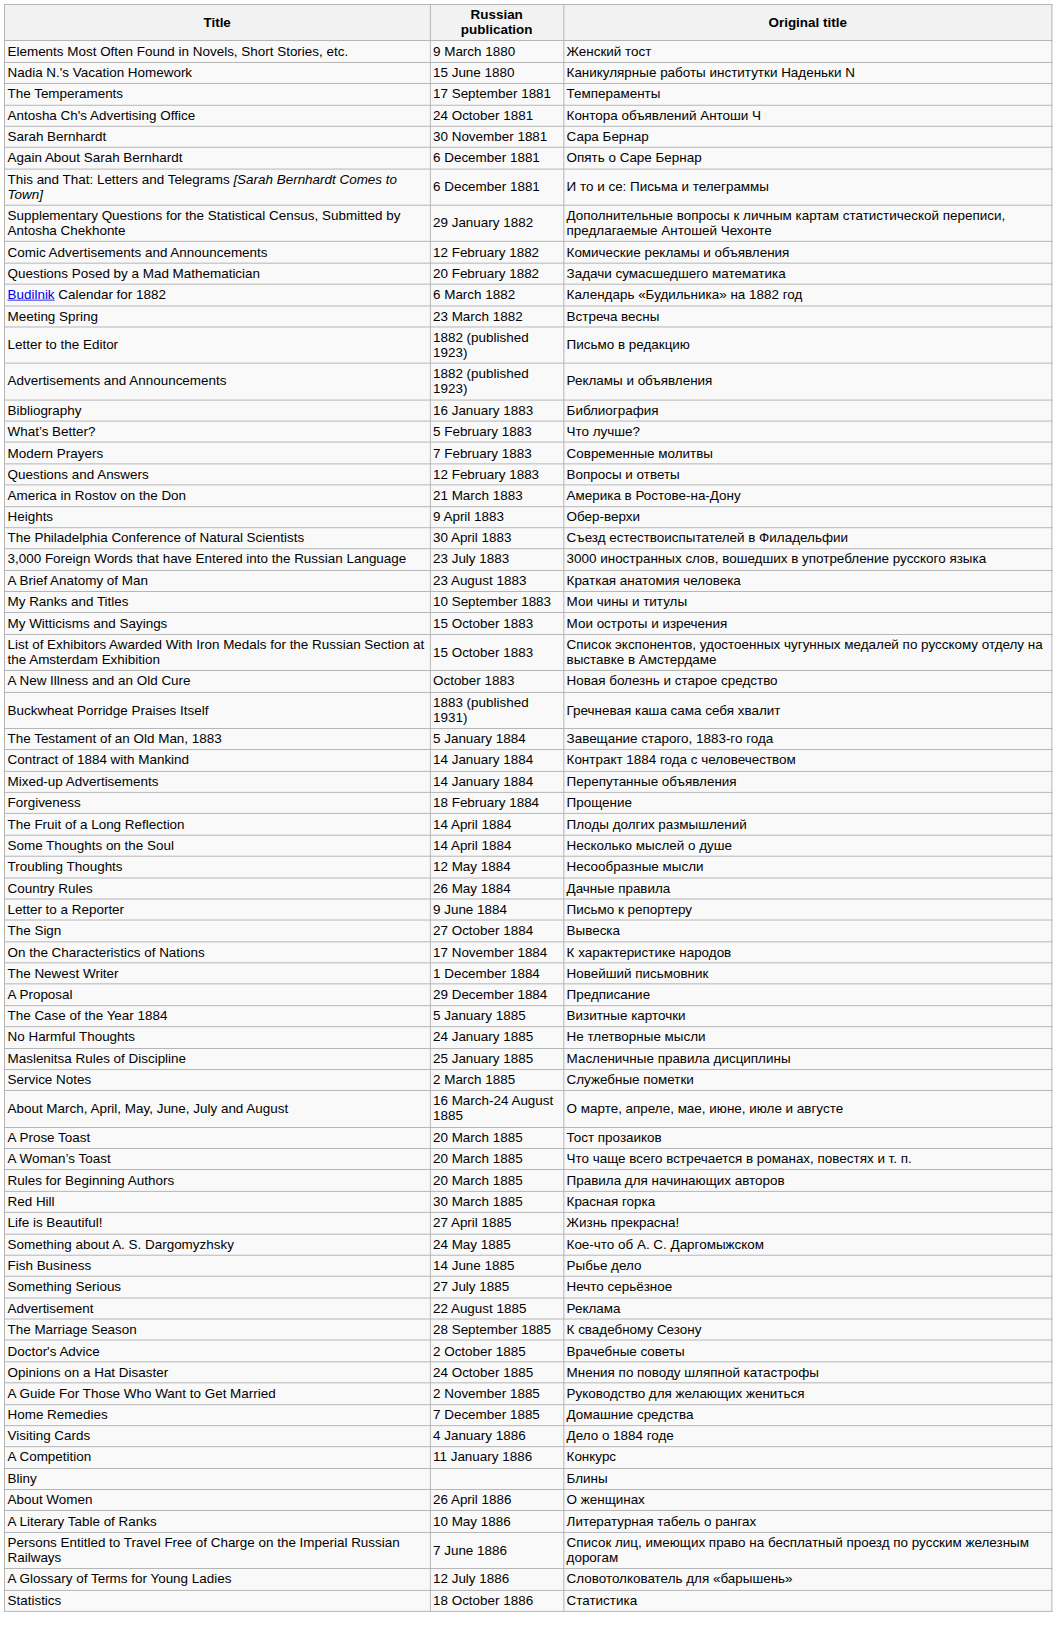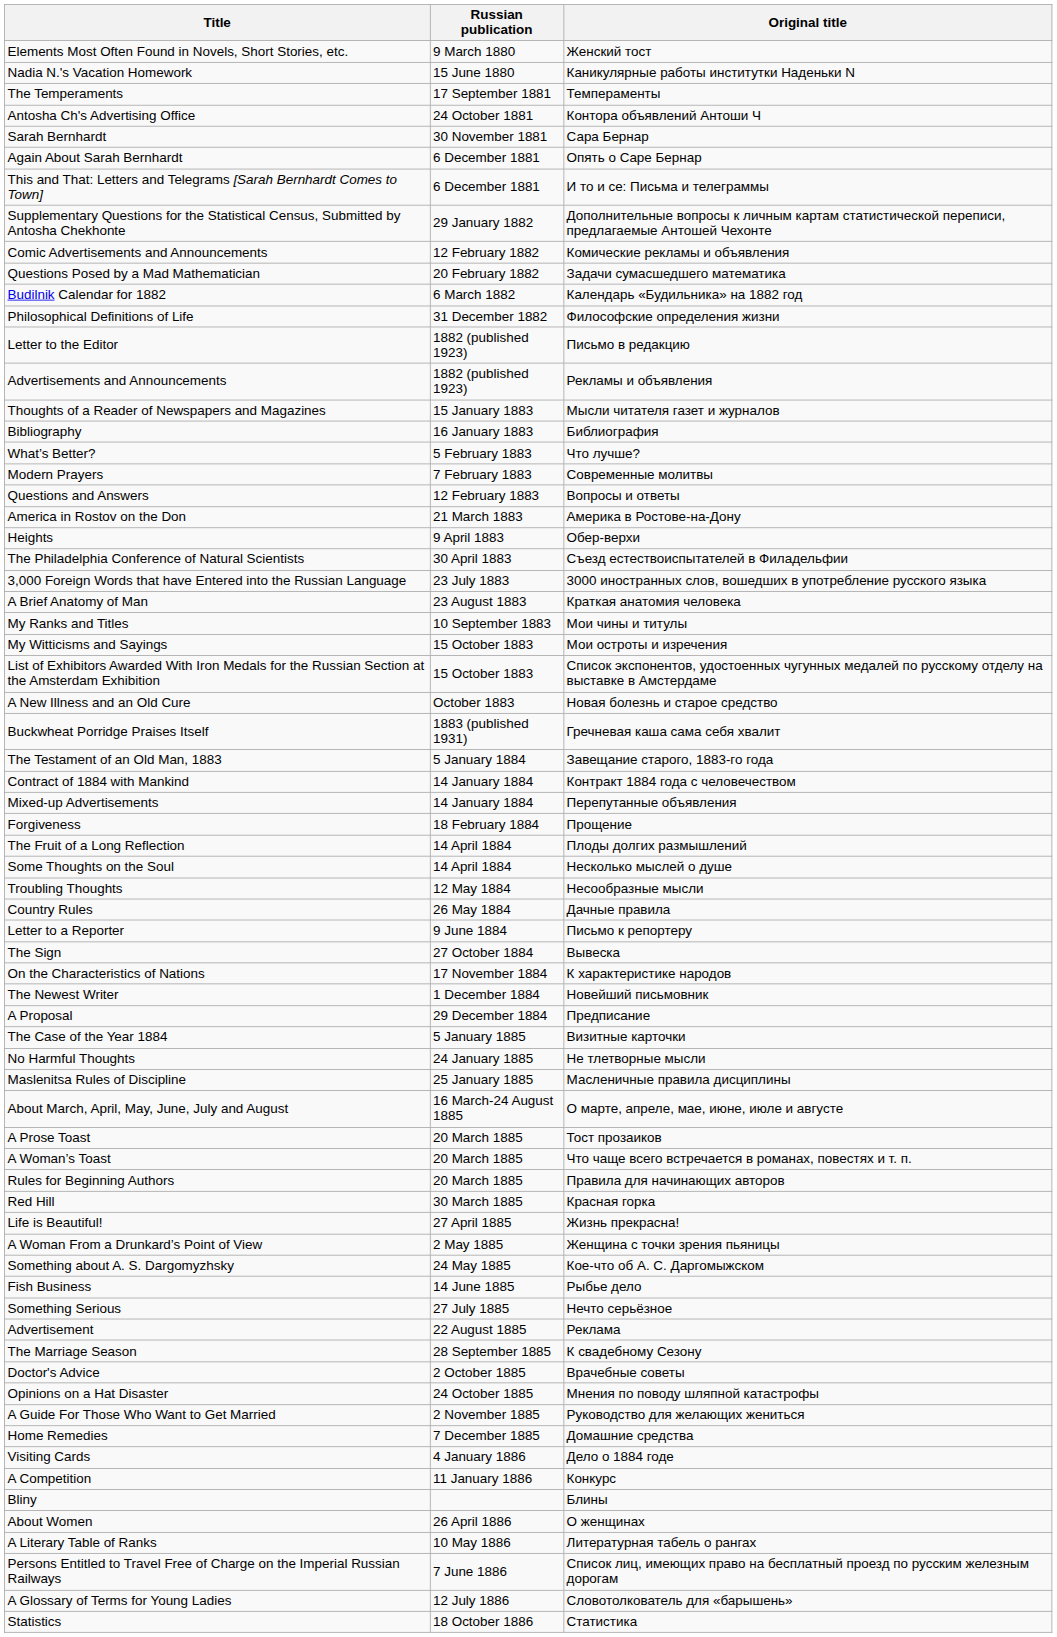- row: (53, 316)
+ row: (101, 316)
+ row: (167, 410)
- row: (49, 1080)
+ row: (135, 1244)
